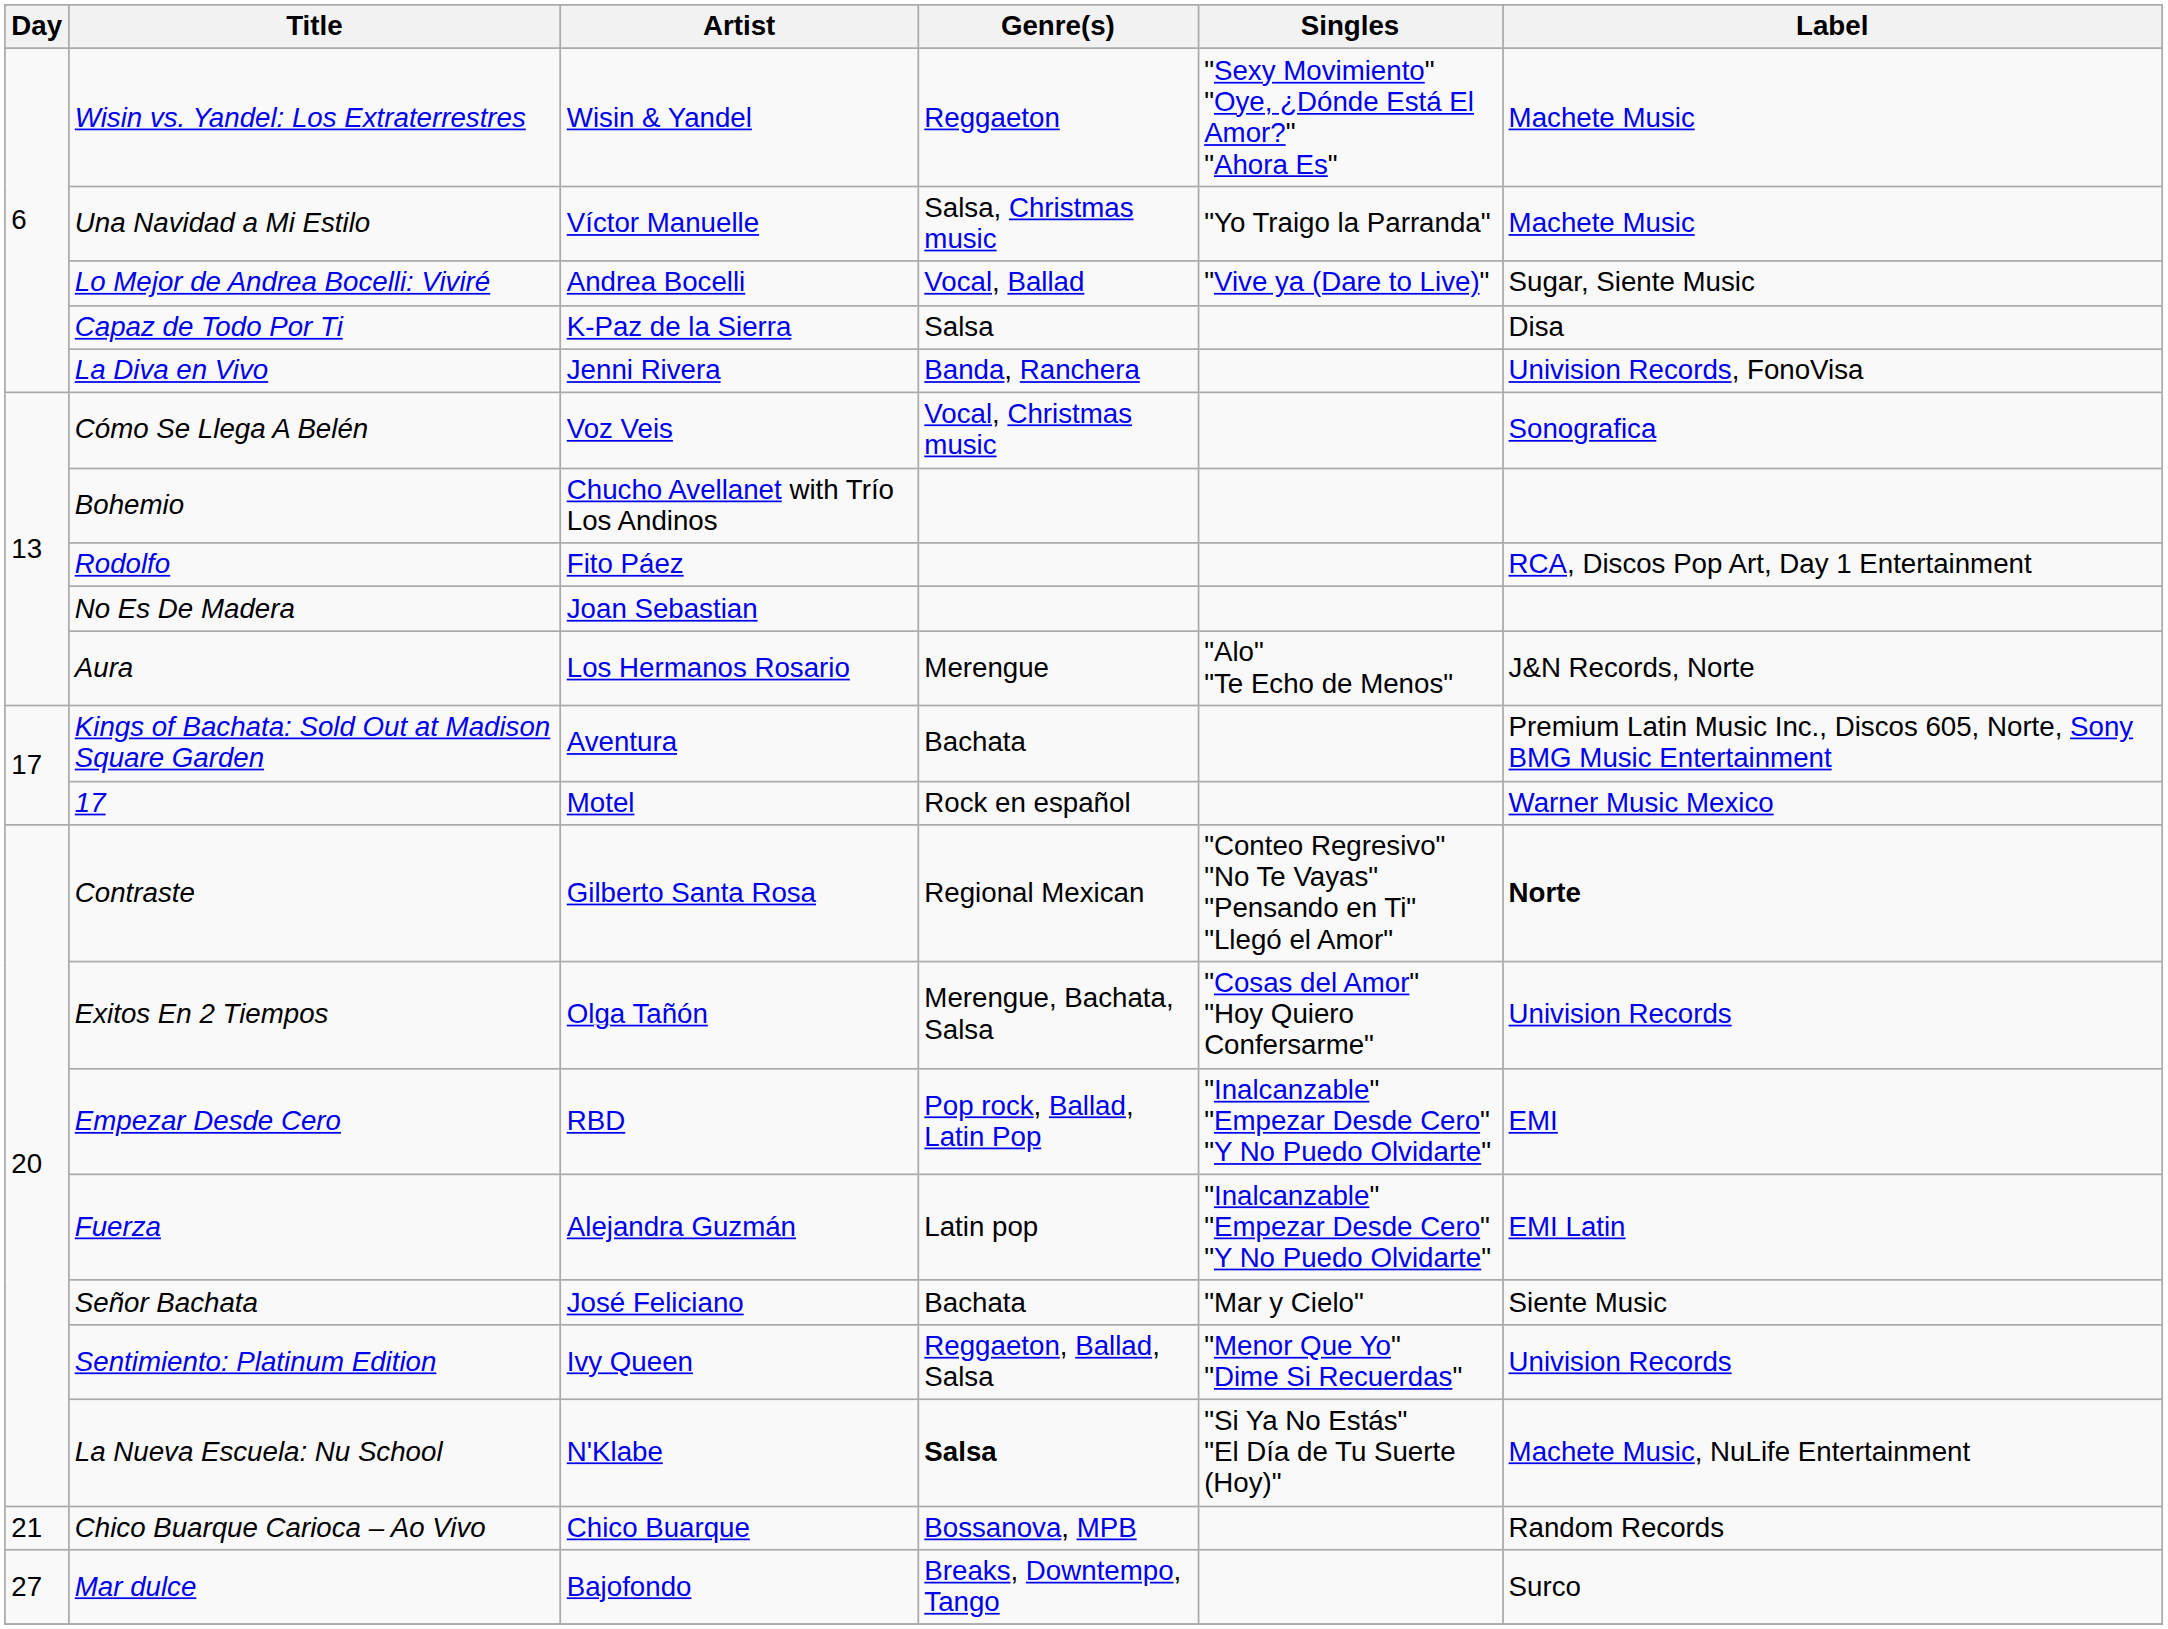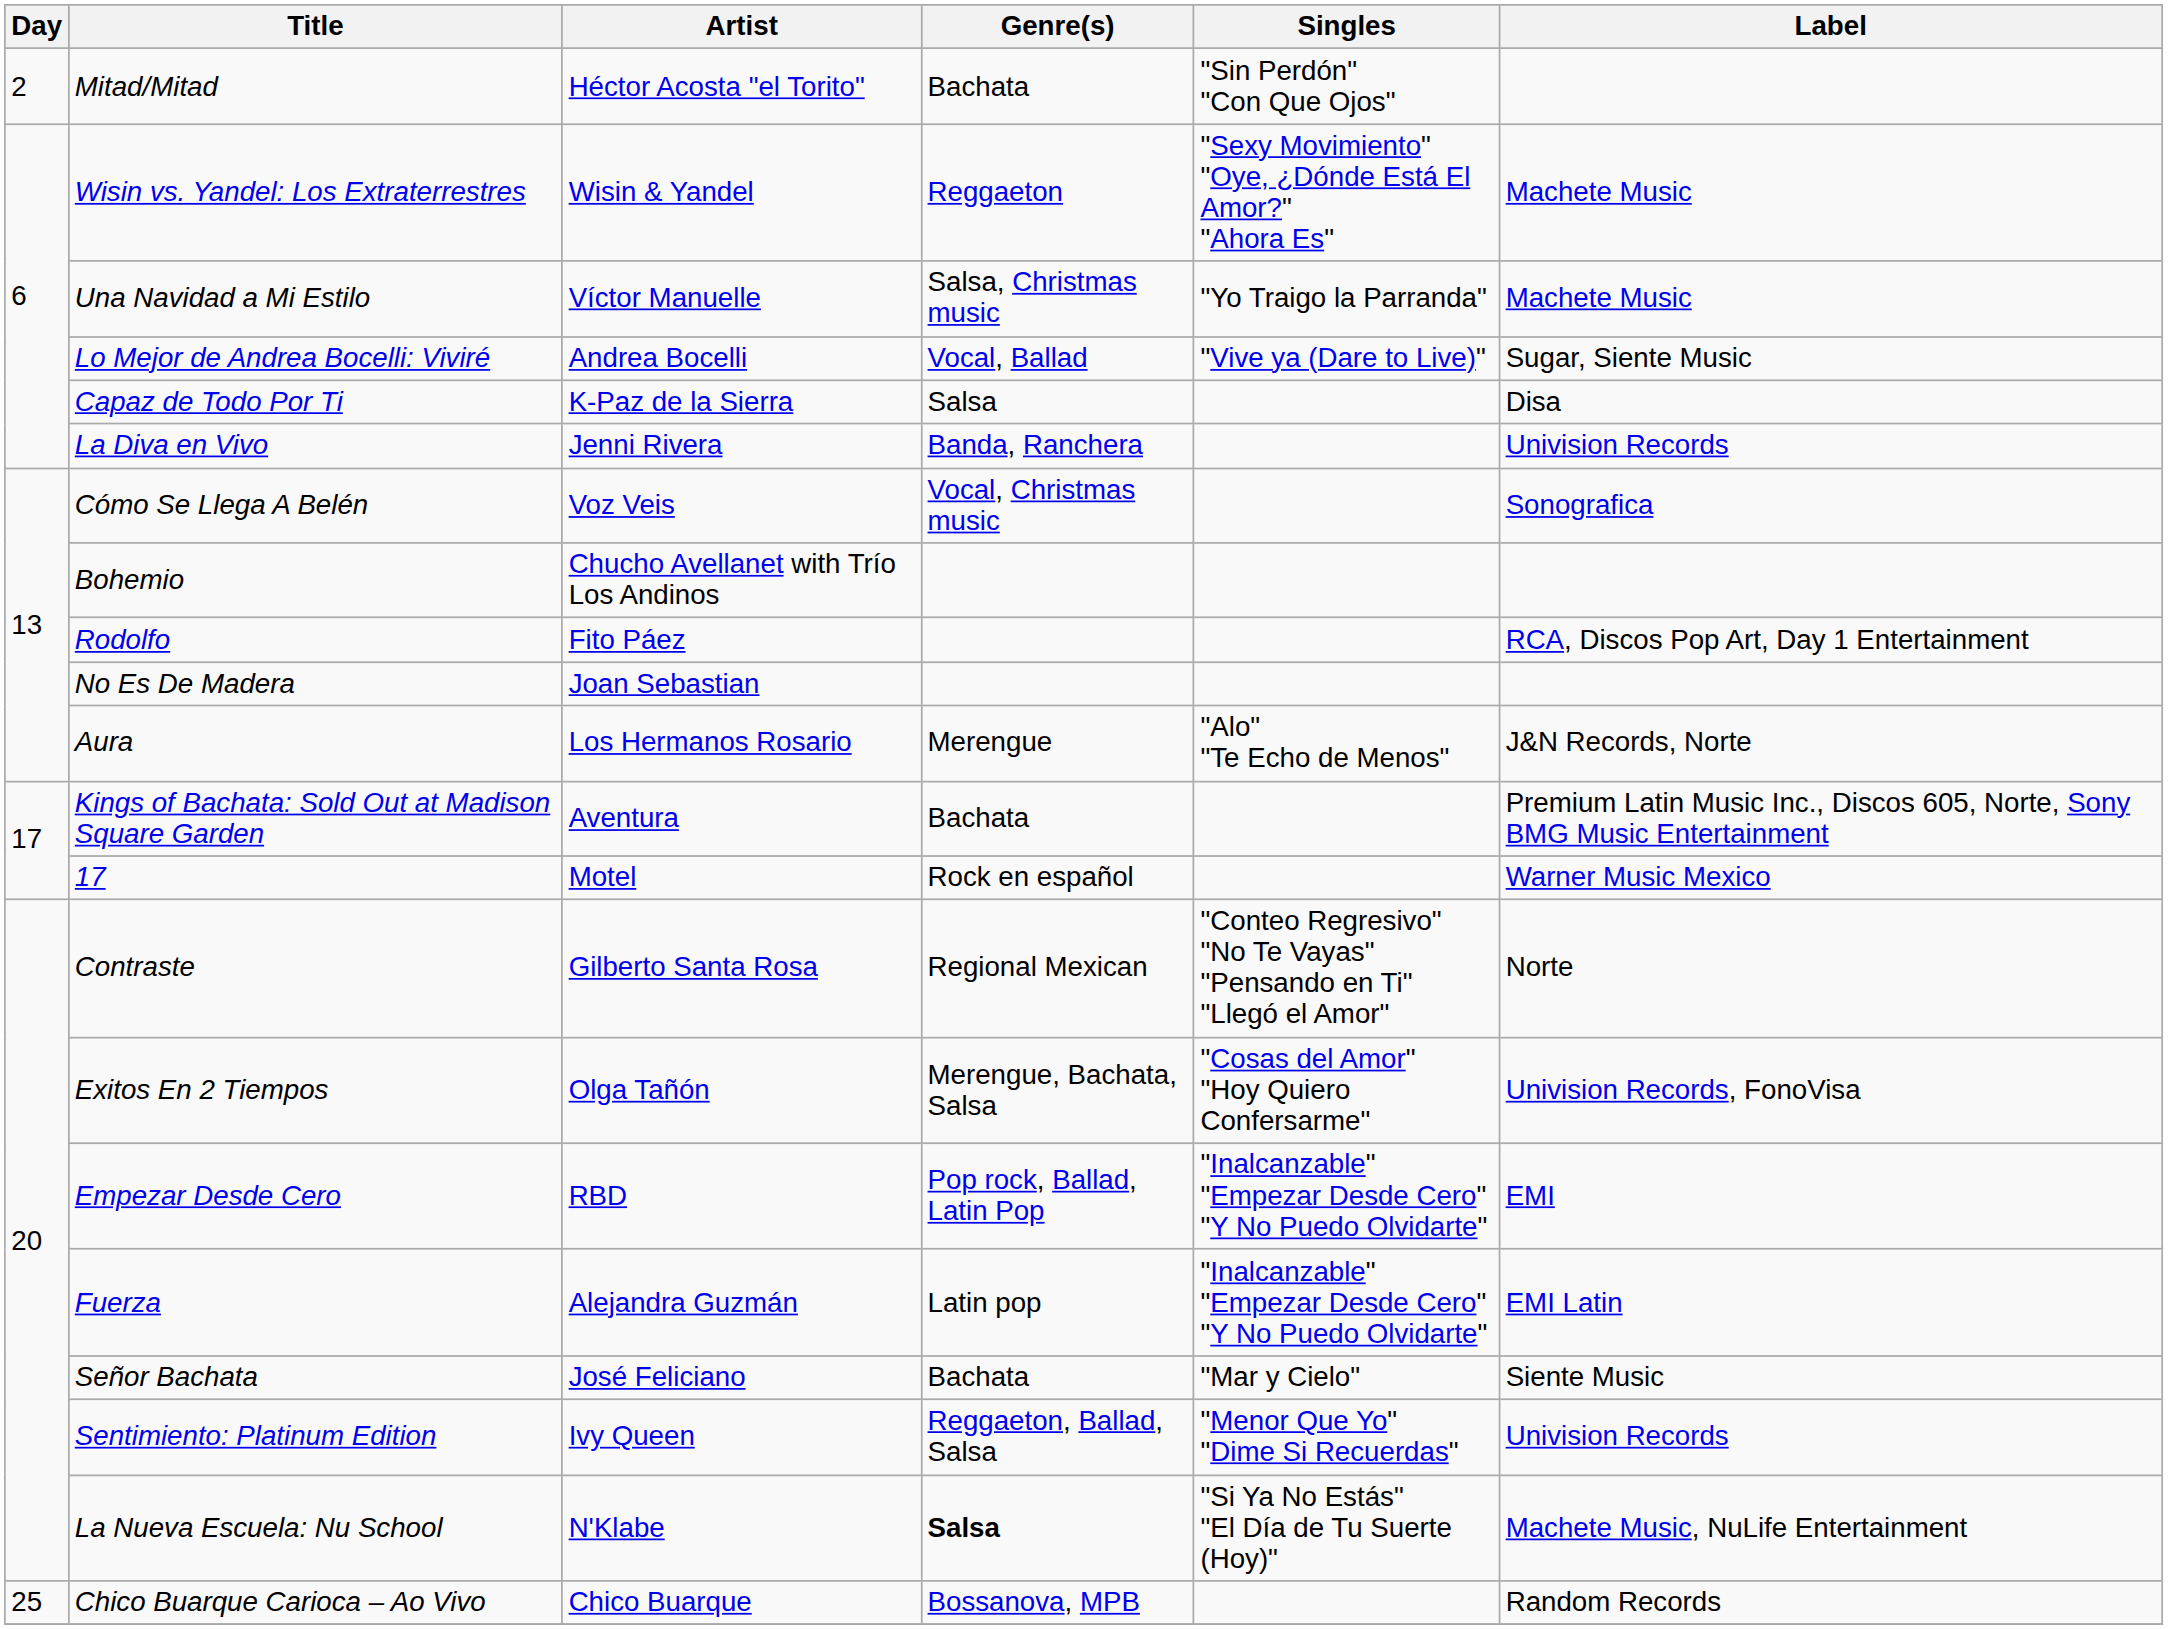+ row: (146, 85)
(1686, 370) Univision Records, FonoVisa -> (1617, 445) Univision Records
(1545, 892) bold -> (1539, 968) normal
(1620, 1014) Univision Records -> (1683, 1089) Univision Records, FonoVisa
(27, 1527) 21 -> (27, 1602) 25
- row: (136, 1586)
